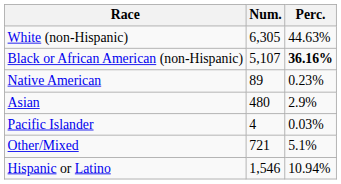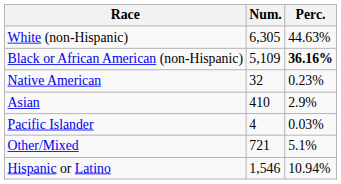(265, 59) 5,107 -> (265, 59) 5,109
(256, 80) 89 -> (256, 80) 32
(260, 102) 480 -> (260, 102) 410
